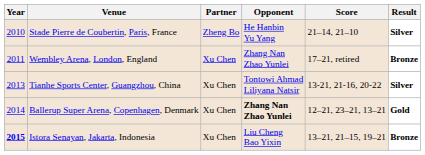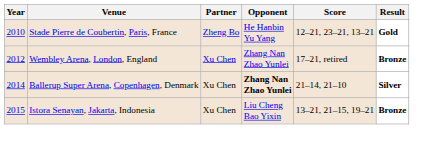(333, 33) 21–14, 21–10 -> (335, 33) 12–21, 23–21, 13–21
(402, 33) Silver -> (388, 33) Gold
(16, 59) 2011 -> (16, 59) 2012
- row: (105, 85)
(347, 111) 12–21, 23–21, 13–21 -> (321, 85) 21–14, 21–10
(400, 111) Gold -> (390, 85) Silver
(16, 137) bold -> (16, 111) normal
